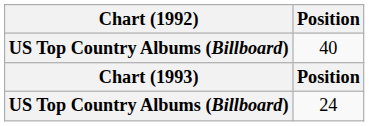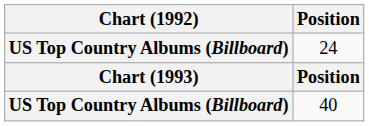rows swapped: (328, 47) <-> (328, 105)
